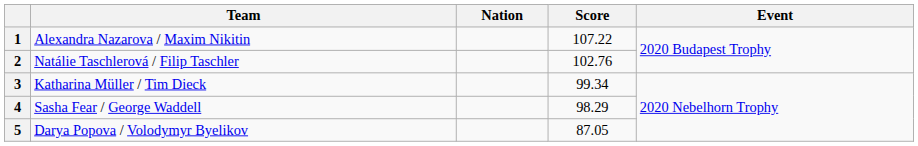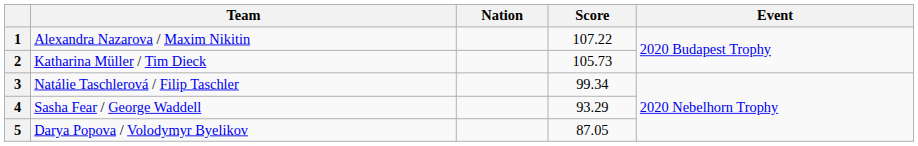(136, 61) Natálie Taschlerová / Filip Taschler -> (120, 61) Katharina Müller / Tim Dieck
(592, 61) 102.76 -> (592, 61) 105.73
(120, 84) Katharina Müller / Tim Dieck -> (136, 84) Natálie Taschlerová / Filip Taschler
(592, 107) 98.29 -> (592, 107) 93.29
